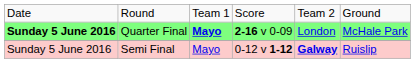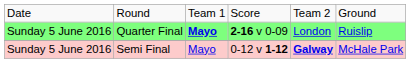(61, 31) bold -> (59, 31) normal
(375, 31) McHale Park -> (355, 31) Ruislip
(360, 49) Ruislip -> (371, 49) McHale Park
